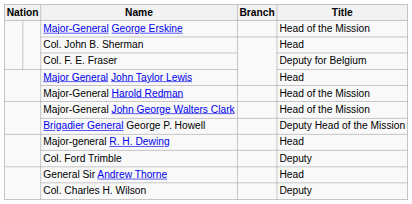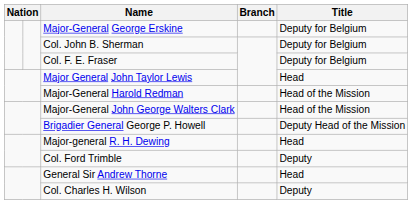(325, 28) Head of the Mission -> (323, 28) Deputy for Belgium
(292, 45) Head -> (323, 45) Deputy for Belgium
